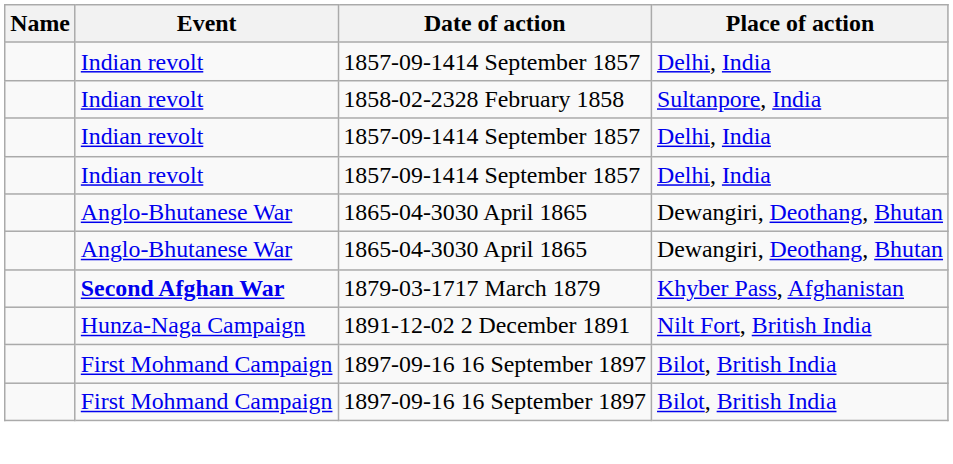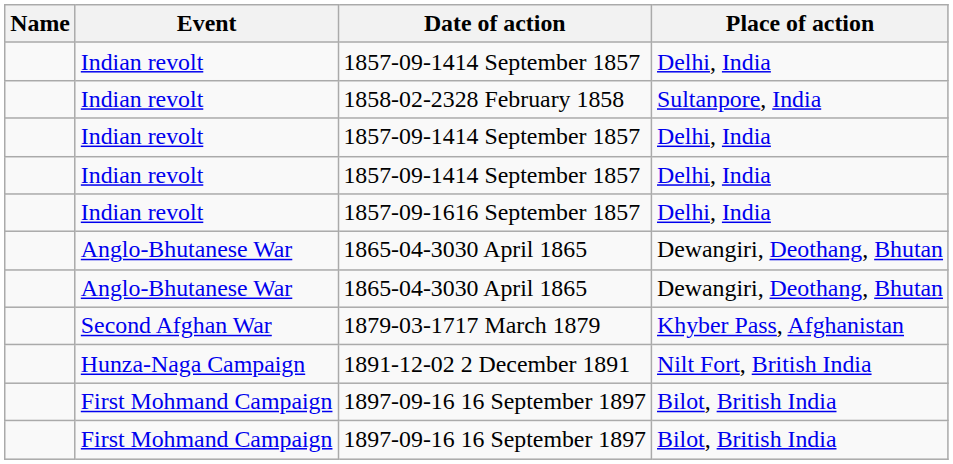+ row: (492, 212)
(183, 288) bold -> (176, 325) normal
